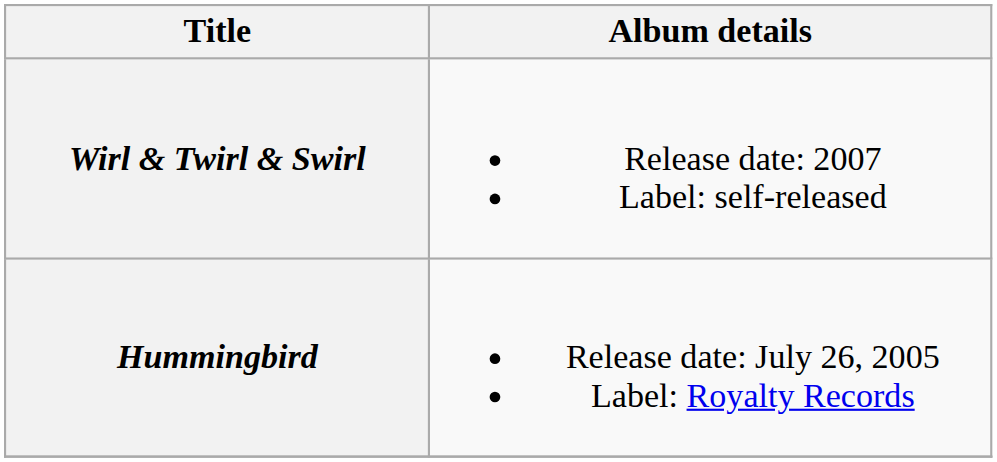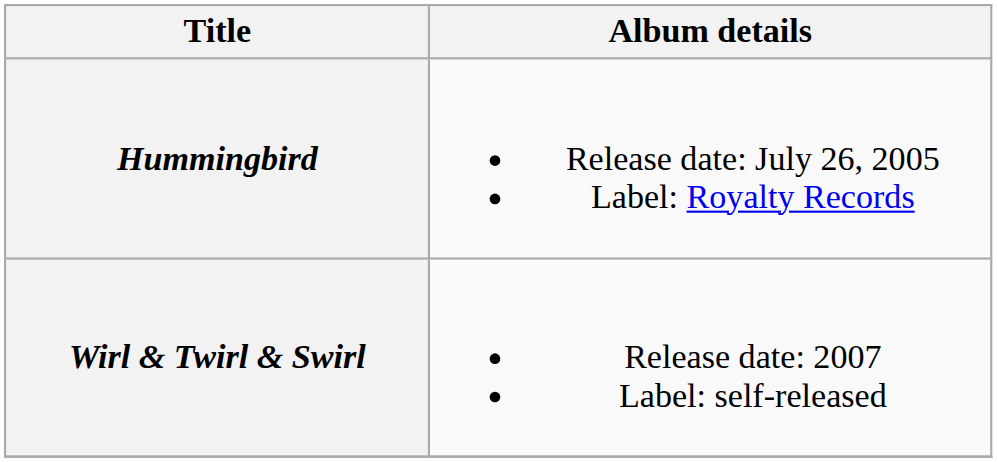rows swapped: (217, 356) <-> (217, 157)
